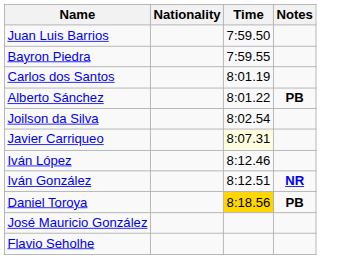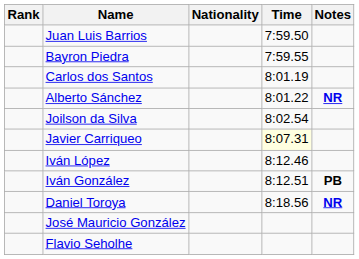+ column: (23, 14)
(295, 98) PB -> (333, 98) NR
(295, 181) NR -> (333, 181) PB
(249, 202) gold background -> (287, 202) no background
(295, 202) PB -> (333, 202) NR
